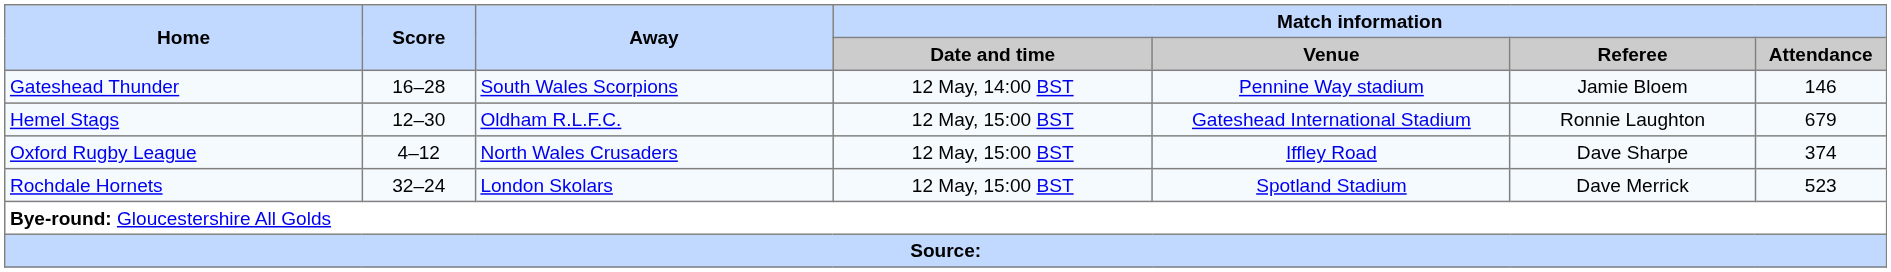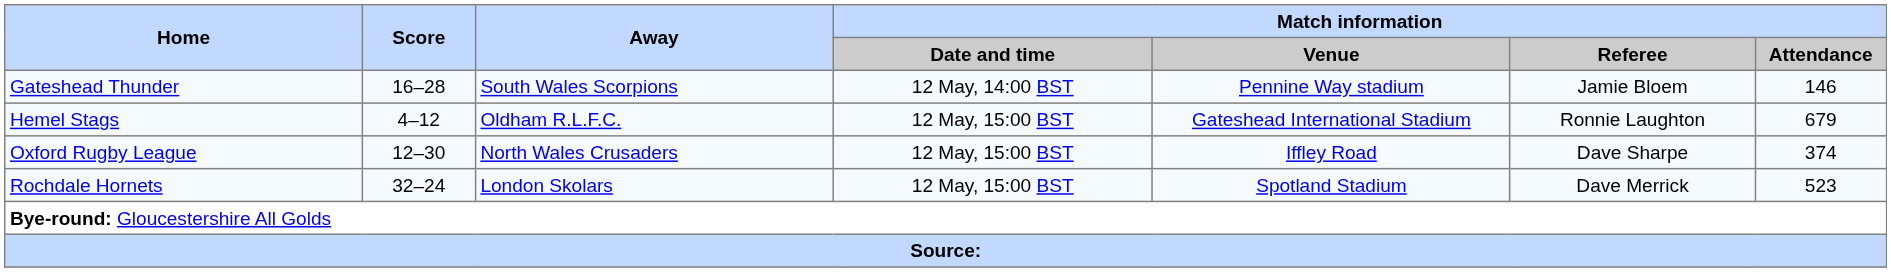(419, 119) 12–30 -> (419, 119) 4–12
(419, 152) 4–12 -> (419, 152) 12–30
